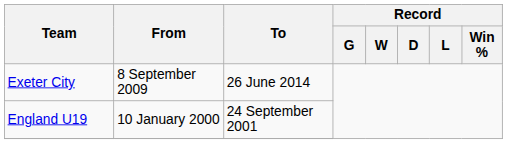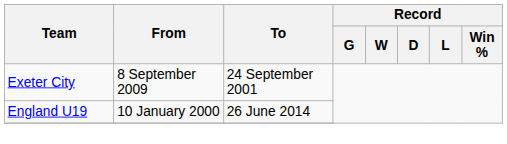(268, 82) 26 June 2014 -> (270, 82) 24 September 2001
(270, 119) 24 September 2001 -> (268, 111) 26 June 2014
